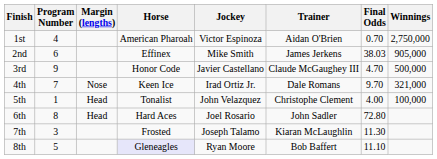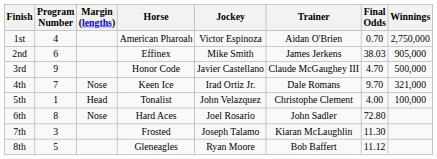(97, 116) Head -> (97, 116) Nose
(156, 147) lavender background -> (156, 147) no background
(375, 147) 11.10 -> (375, 147) 11.12
